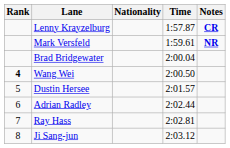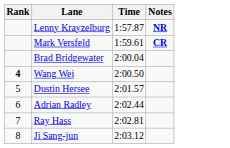- column: (138, 12)
(211, 27) CR -> (160, 27) NR
(211, 43) NR -> (160, 43) CR
